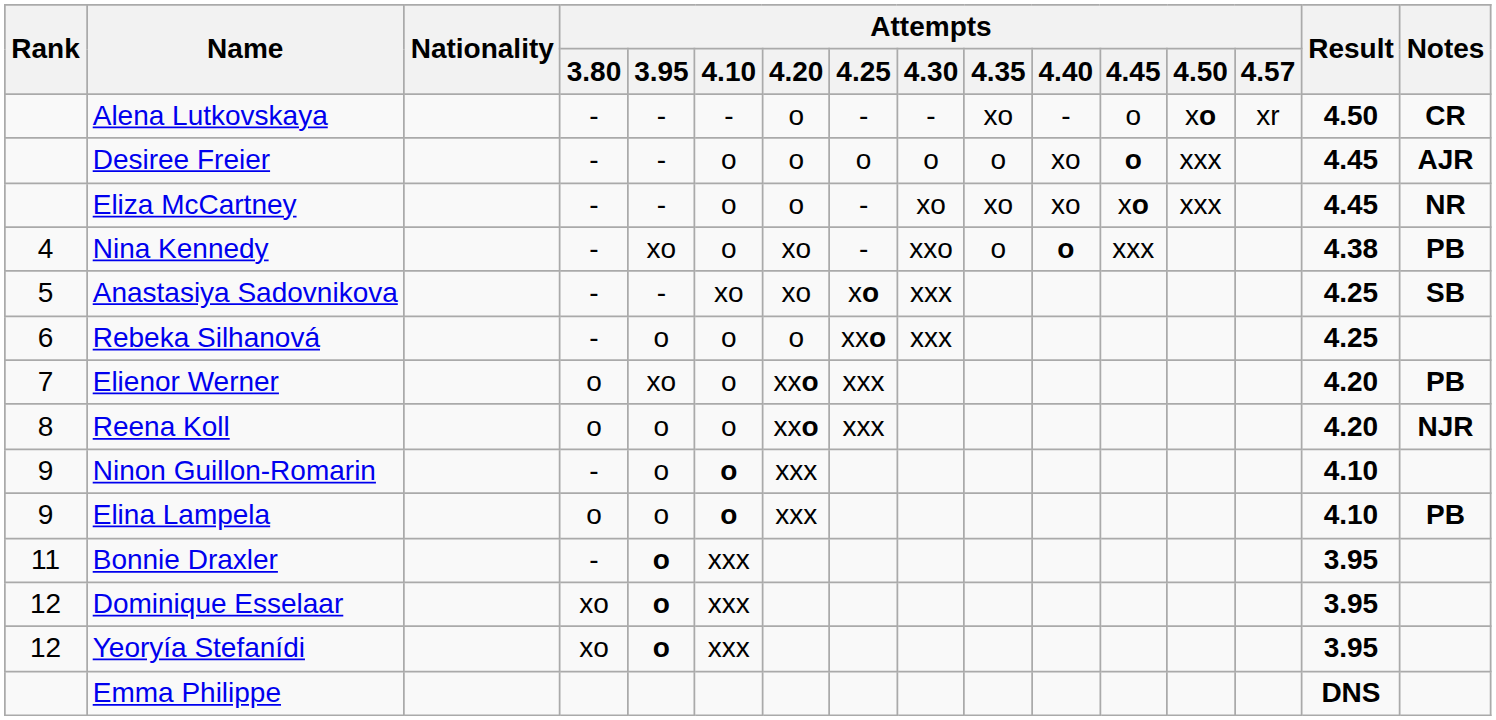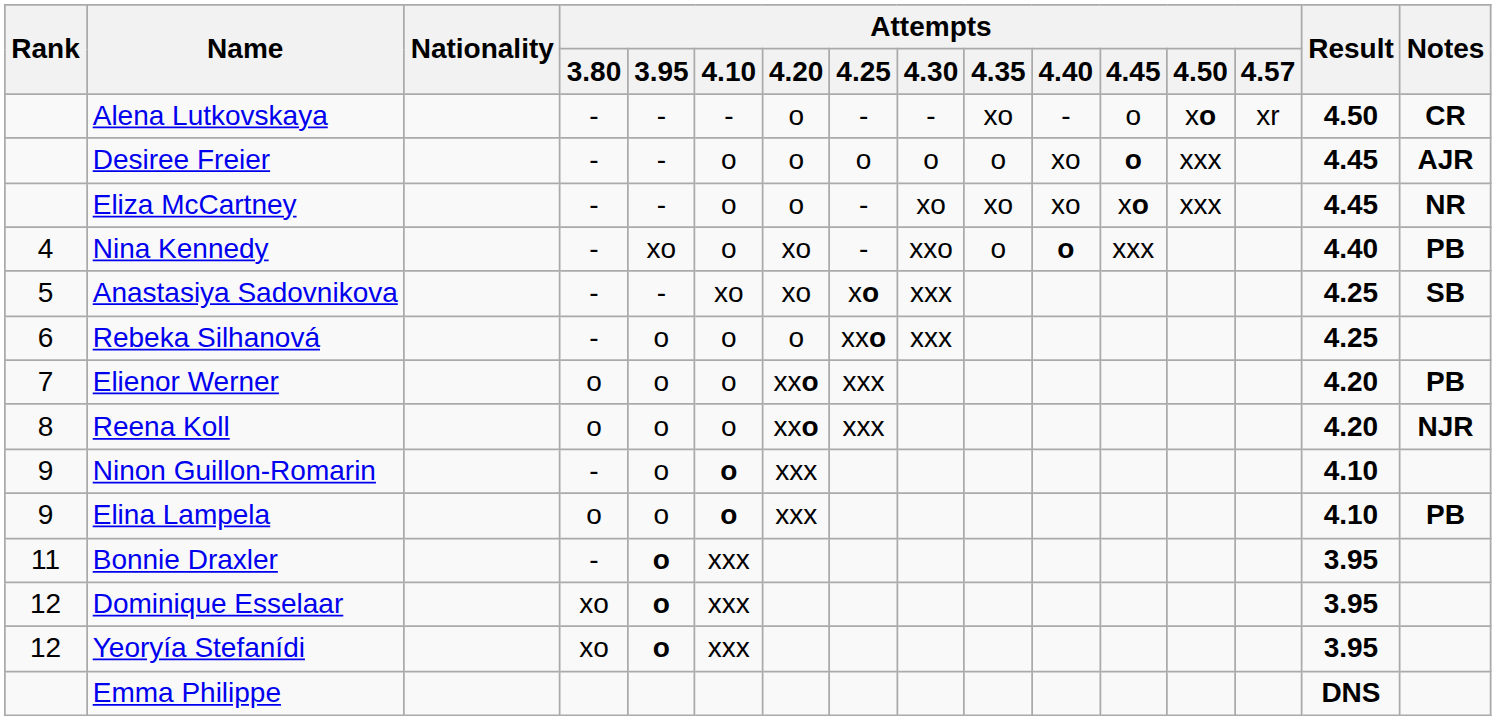(1351, 248) 4.38 -> (1351, 248) 4.40
(661, 381) xo -> (661, 381) o
